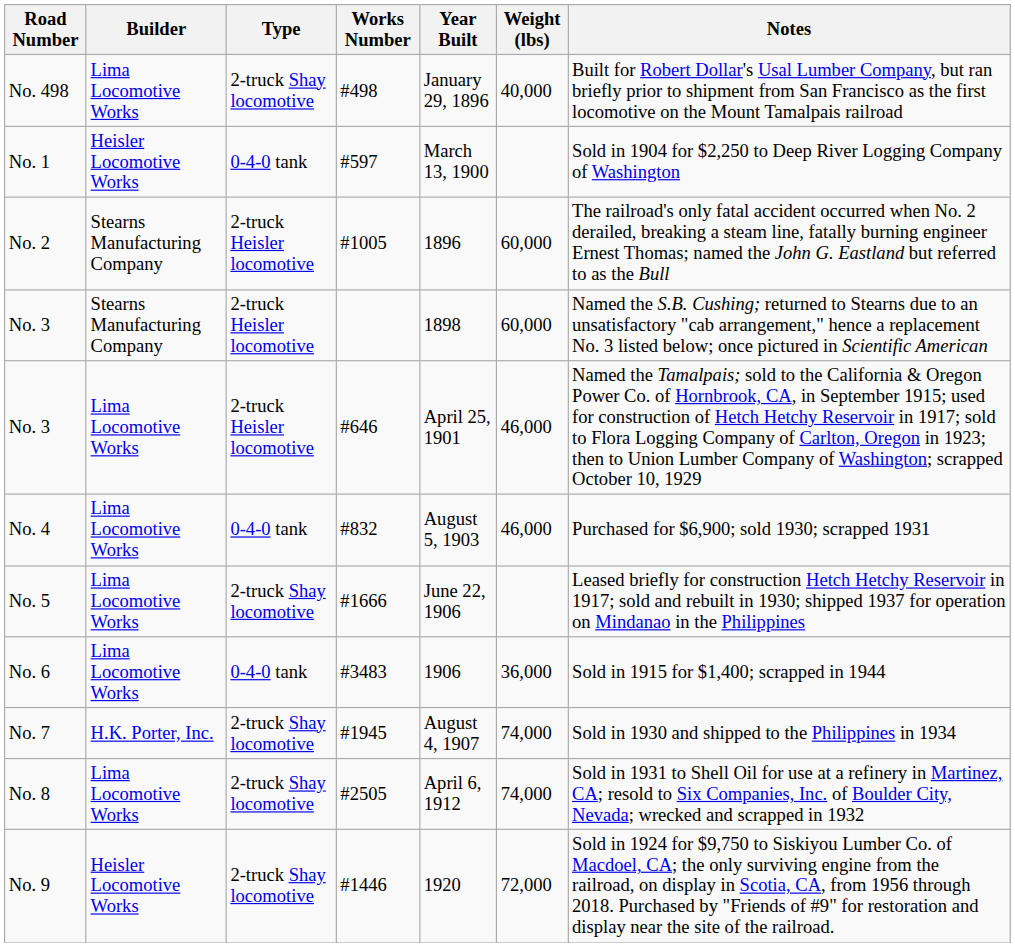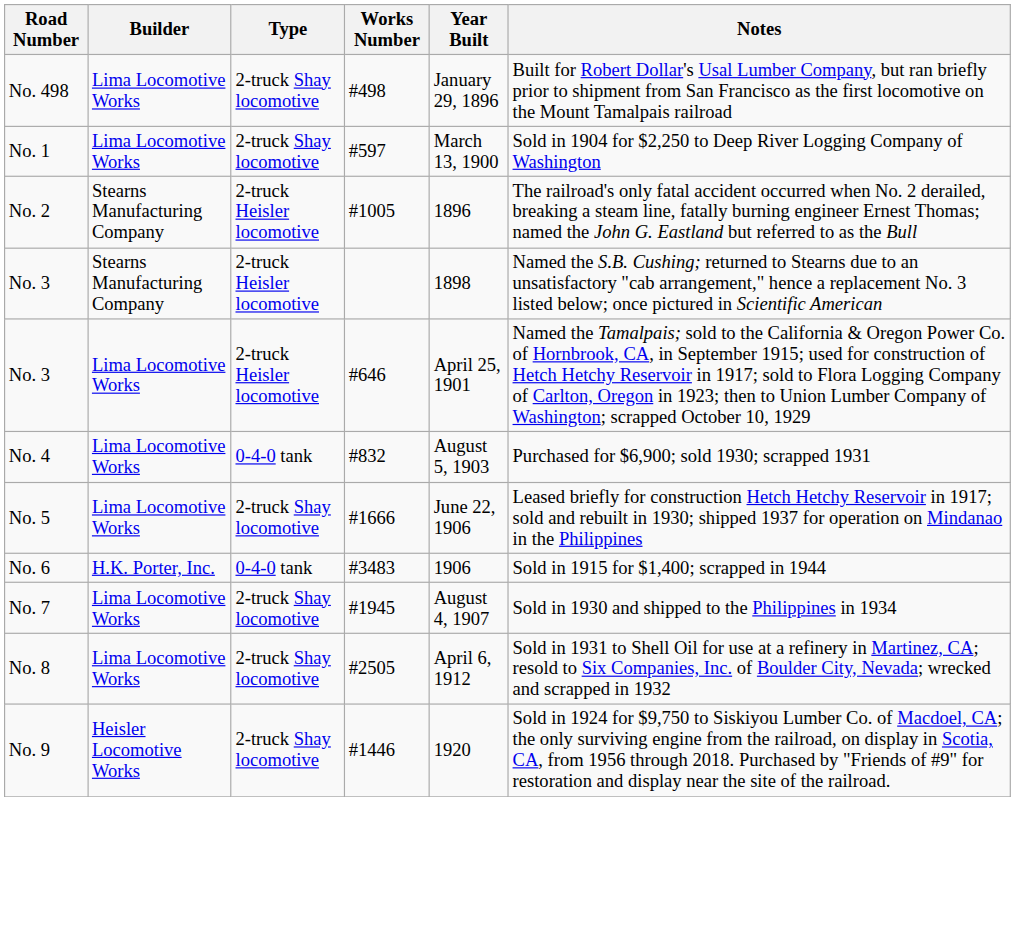- column: (532, 29)
(135, 161) Heisler Locomotive Works -> (159, 151) Lima Locomotive Works
(269, 161) 0-4-0 tank -> (283, 151) 2-truck Shay locomotive
(135, 672) Lima Locomotive Works -> (153, 567) H.K. Porter, Inc.
(152, 733) H.K. Porter, Inc. -> (159, 607) Lima Locomotive Works
